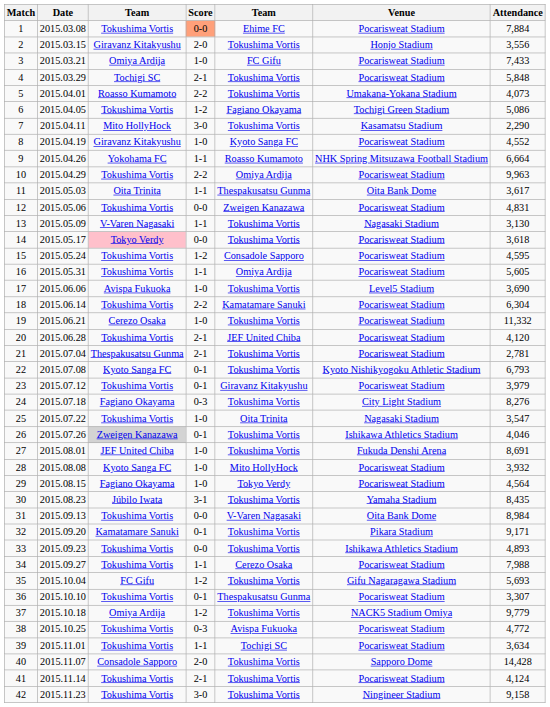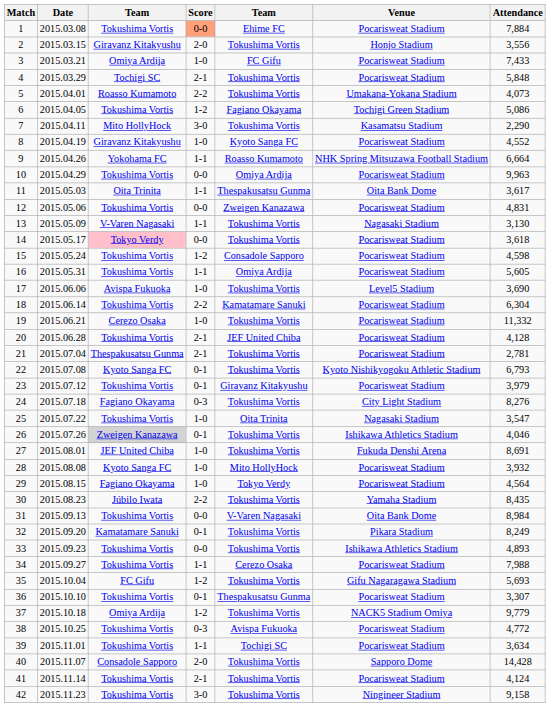(200, 175) 2-2 -> (200, 175) 0-0
(518, 256) 4,595 -> (518, 256) 4,598
(518, 337) 4,120 -> (518, 337) 4,128
(200, 499) 3-1 -> (200, 499) 2-2
(518, 532) 9,171 -> (518, 532) 8,249
